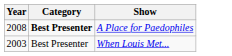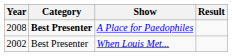+ column: (211, 12)
(17, 43) 2003 -> (17, 43) 2002
